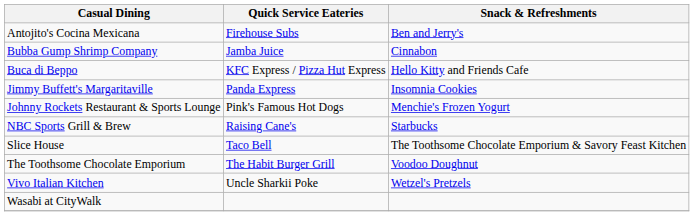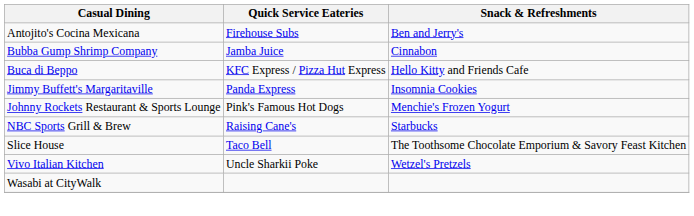- row: (96, 164)
